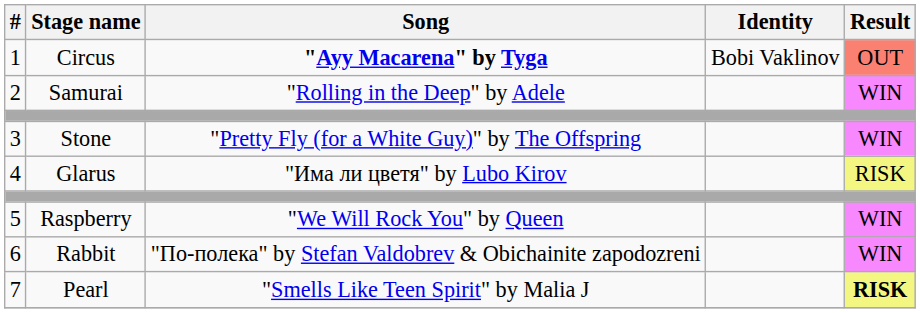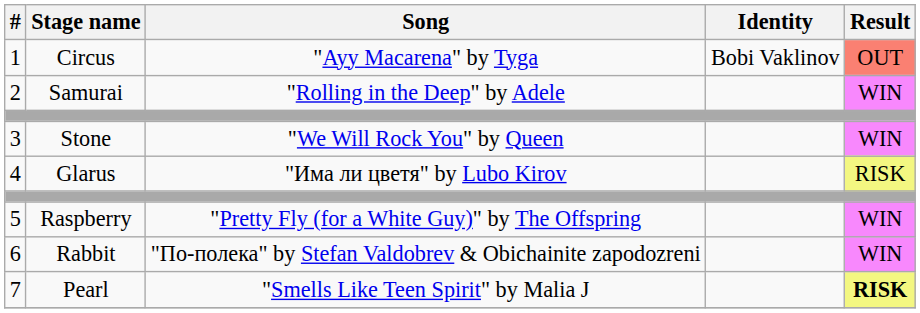(426, 57) bold -> (426, 57) normal
(426, 138) "Pretty Fly (for a White Guy)" by The Offspring -> (426, 138) "We Will Rock You" by Queen
(426, 218) "We Will Rock You" by Queen -> (426, 218) "Pretty Fly (for a White Guy)" by The Offspring
